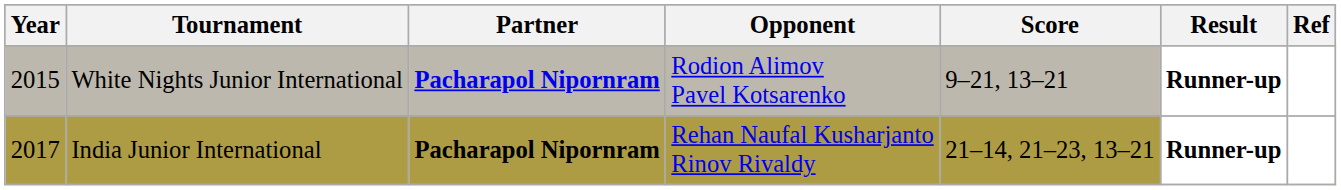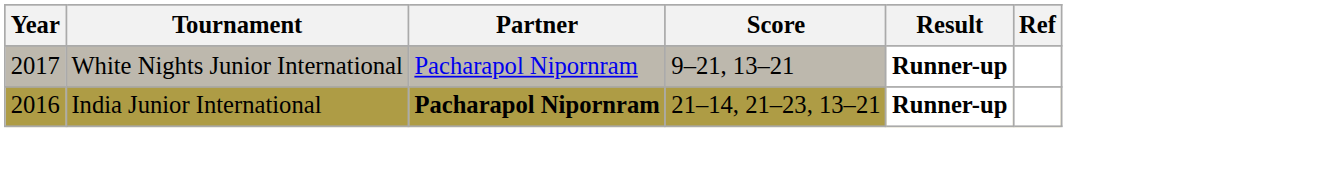- column: (803, 25)
(35, 80) 2015 -> (35, 65) 2017
(537, 80) bold -> (526, 65) normal
(35, 150) 2017 -> (35, 106) 2016
